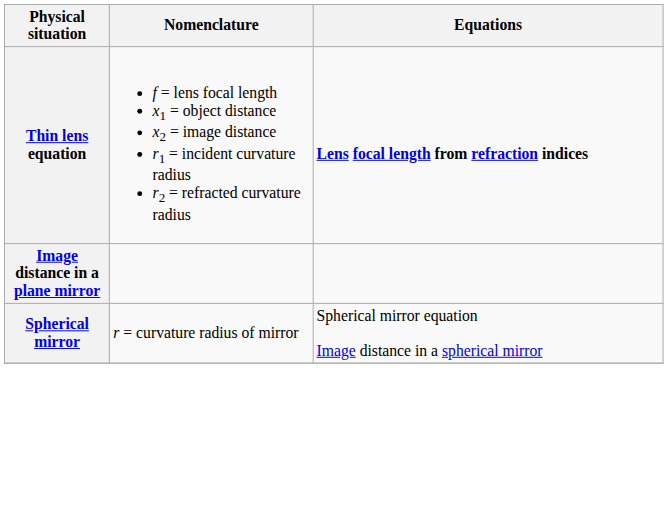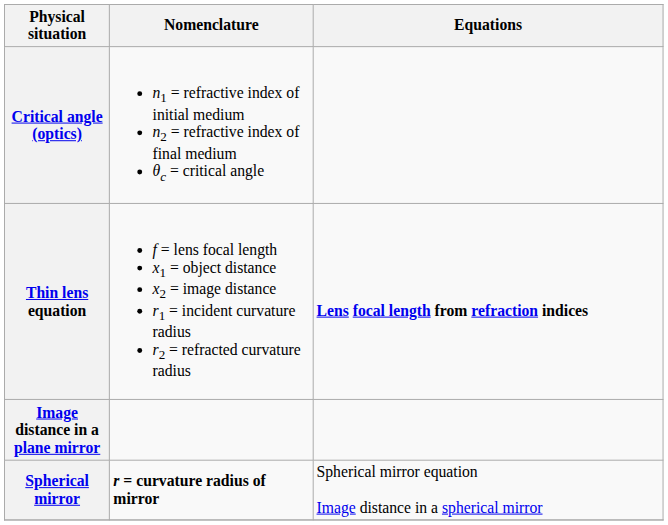+ row: (57, 125)
(206, 333) normal -> (190, 490) bold
